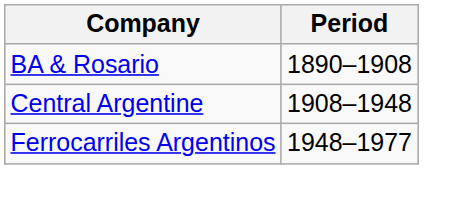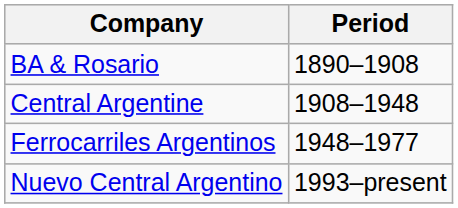+ row: (147, 182)
